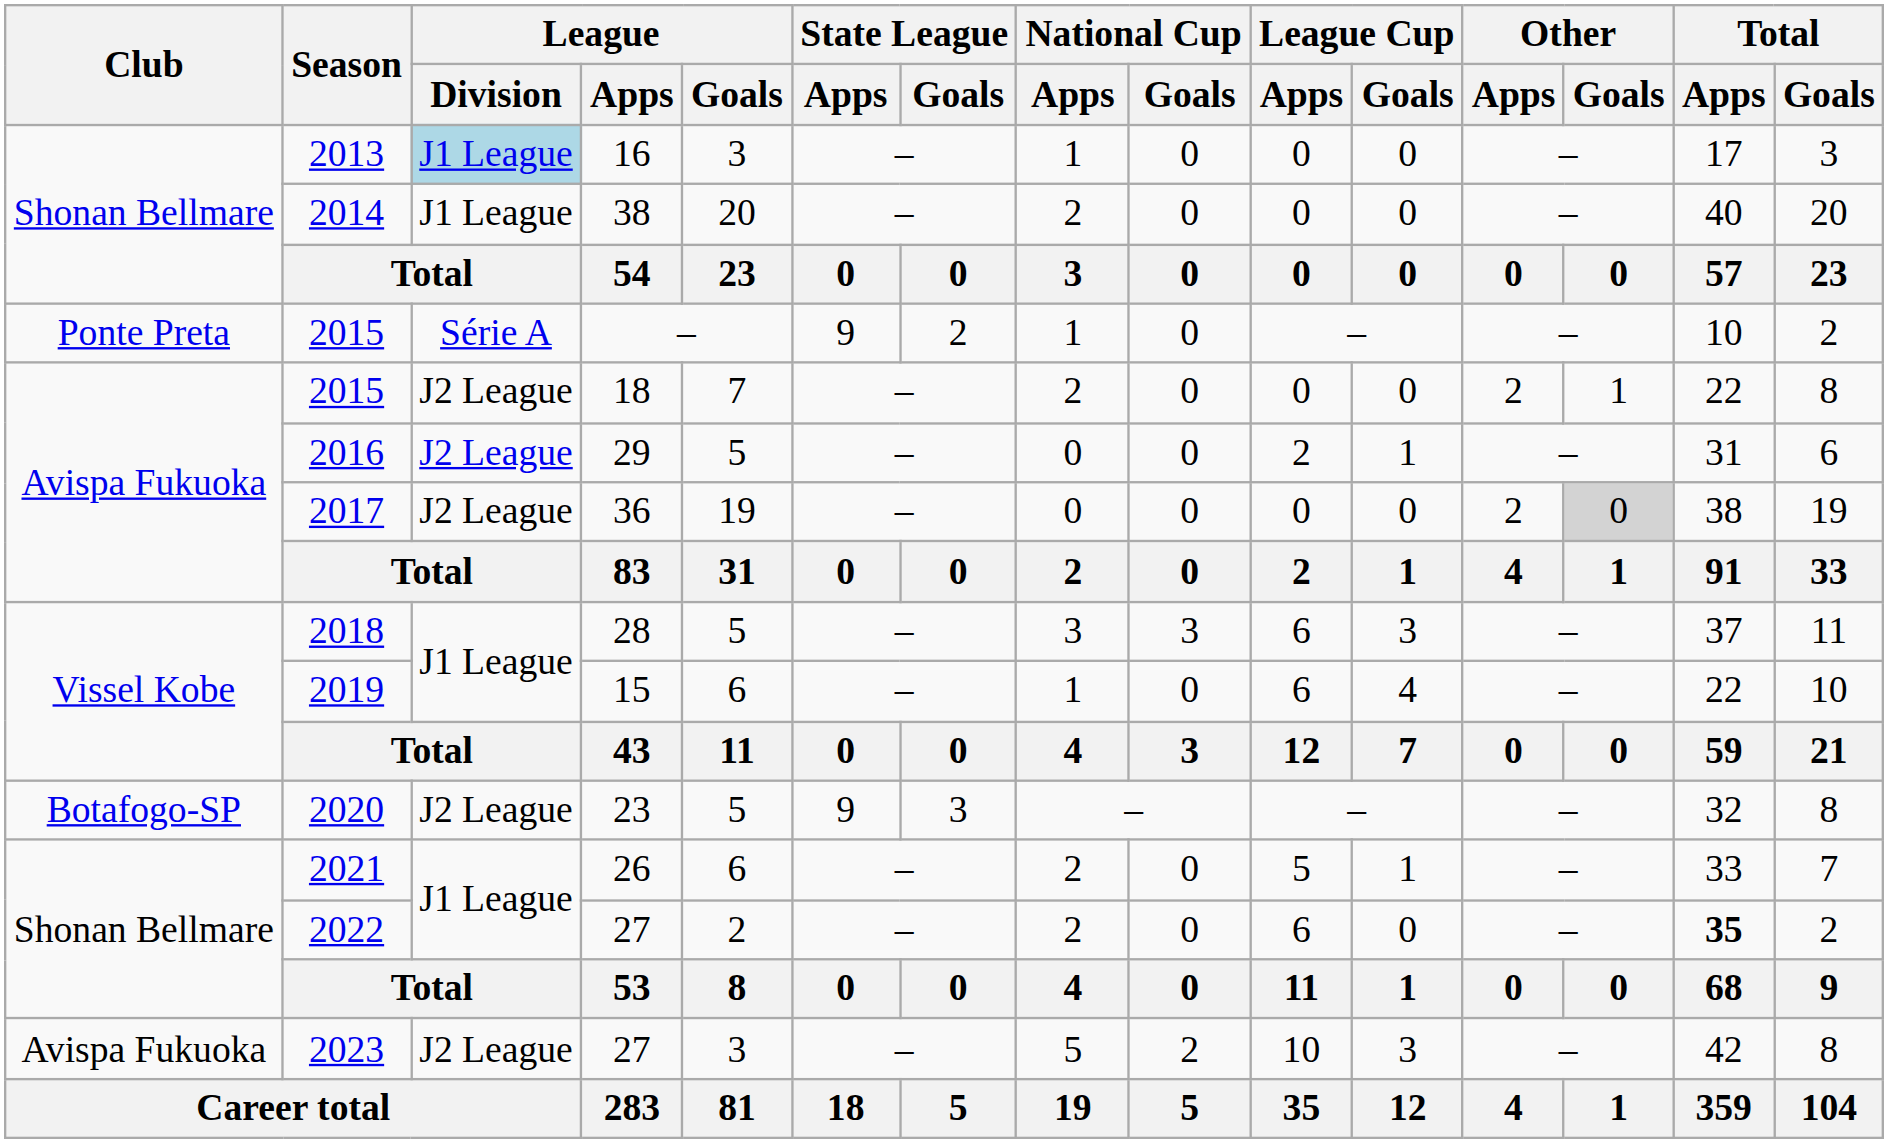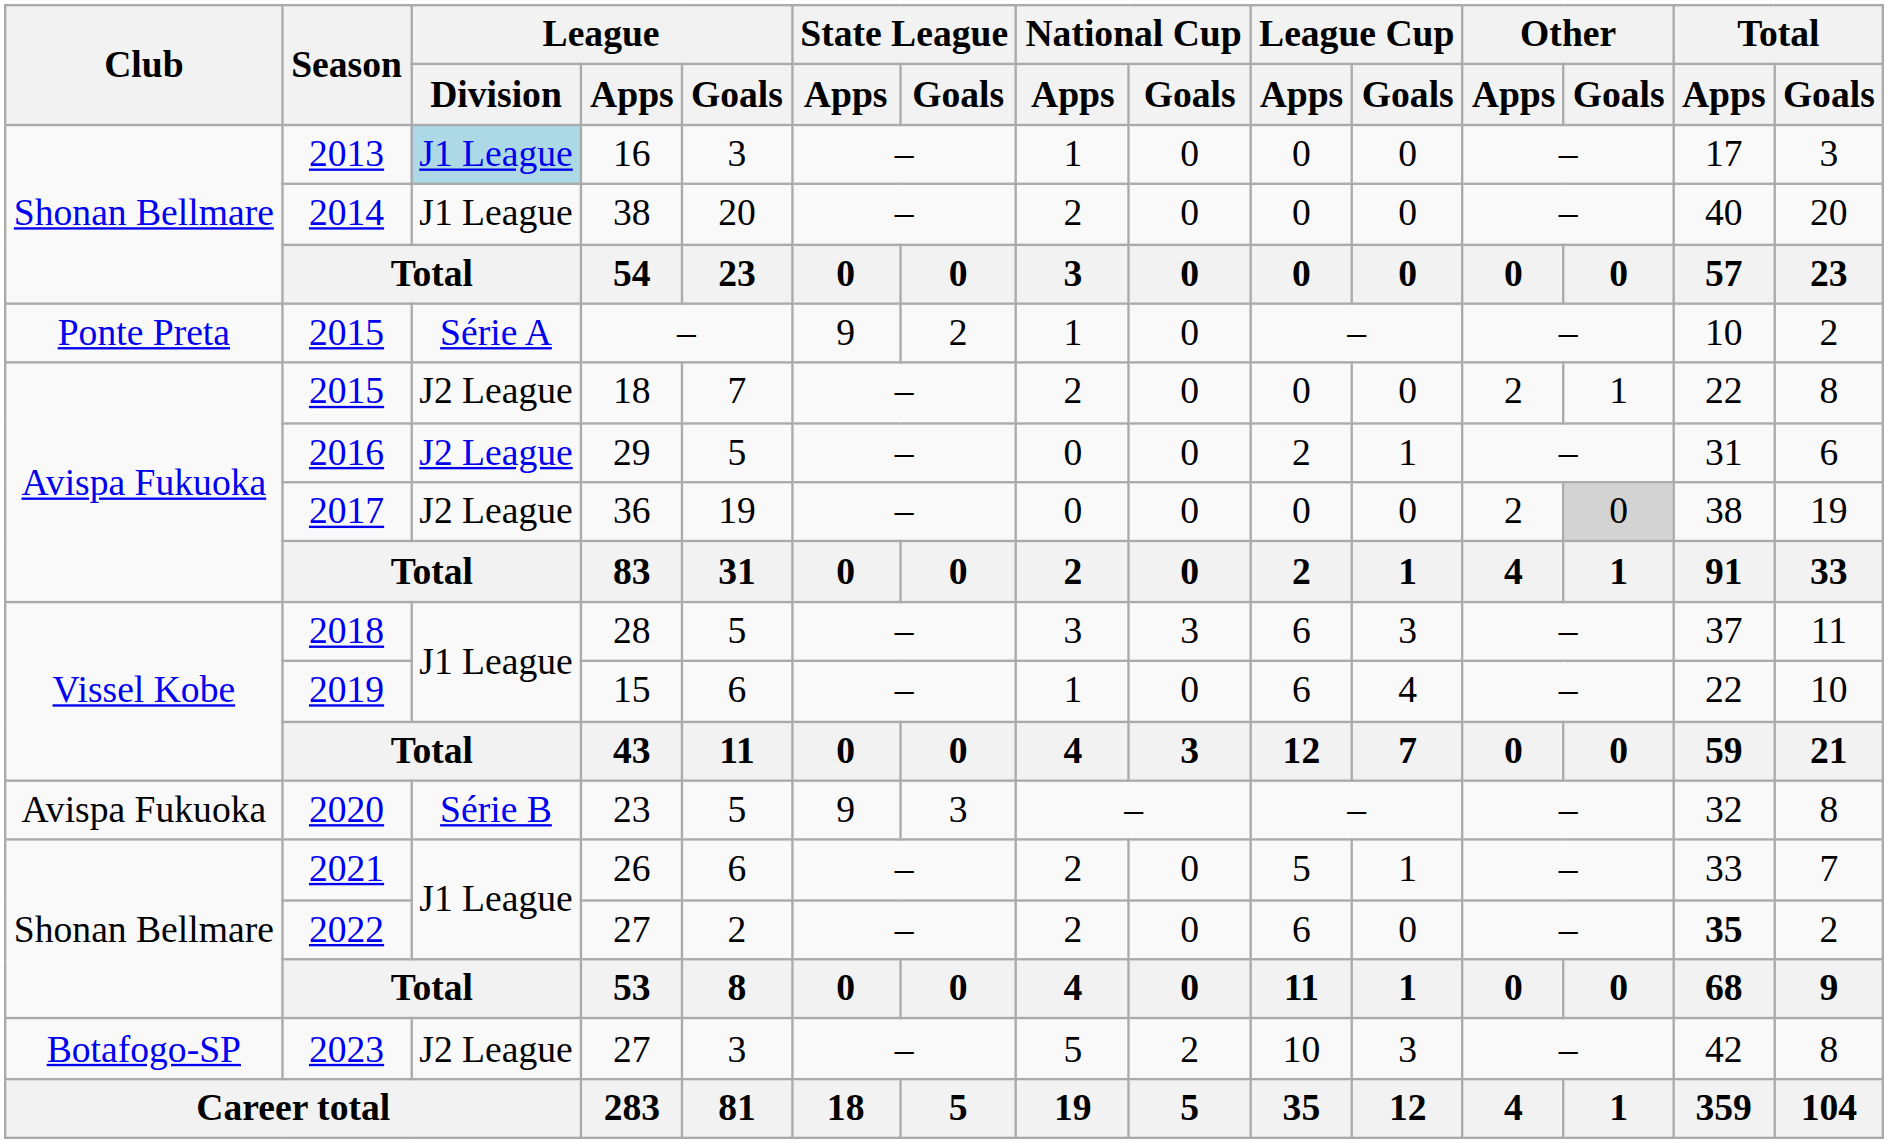(144, 809) Botafogo-SP -> (144, 809) Avispa Fukuoka
(496, 809) J2 League -> (496, 809) Série B
(144, 1048) Avispa Fukuoka -> (144, 1048) Botafogo-SP
